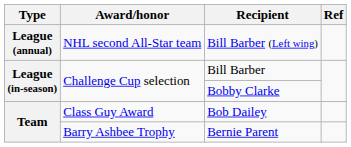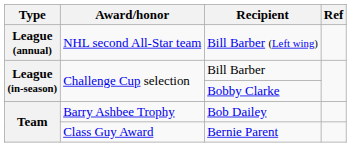(108, 111) Class Guy Award -> (119, 111) Barry Ashbee Trophy
(119, 132) Barry Ashbee Trophy -> (108, 132) Class Guy Award
